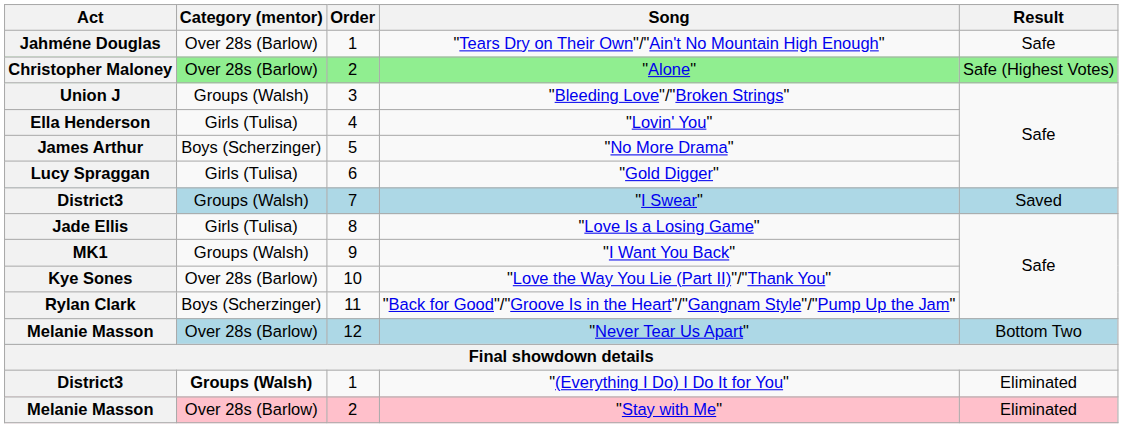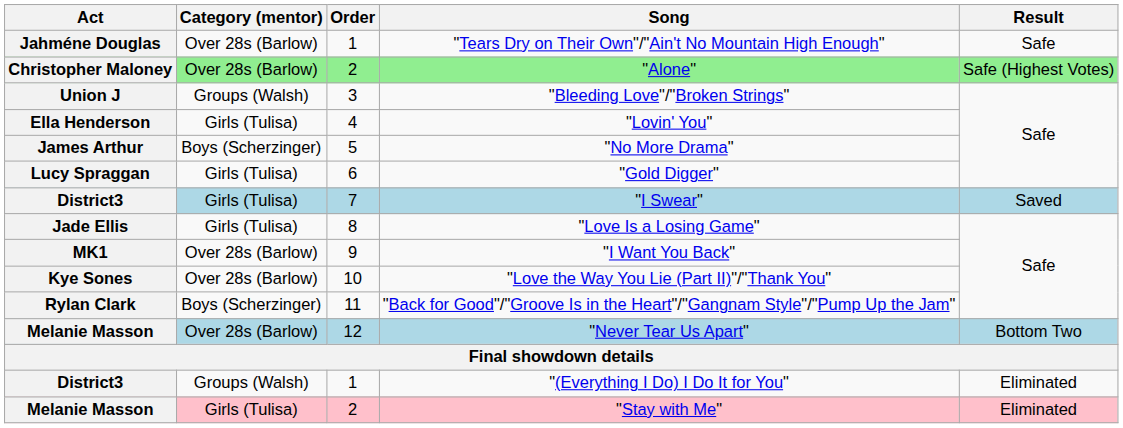(251, 200) Groups (Walsh) -> (251, 200) Girls (Tulisa)
(251, 252) Groups (Walsh) -> (251, 252) Over 28s (Barlow)
(251, 383) bold -> (251, 383) normal
(251, 409) Over 28s (Barlow) -> (251, 409) Girls (Tulisa)
